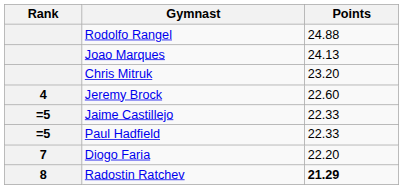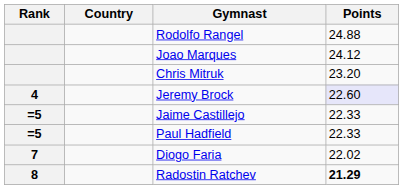+ column: (109, 14)
(324, 54) 24.13 -> (345, 54) 24.12
(324, 94) no background -> (345, 94) lavender background
(324, 154) 22.20 -> (345, 154) 22.02
